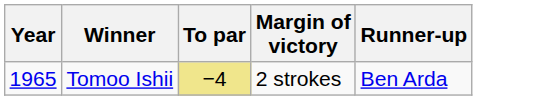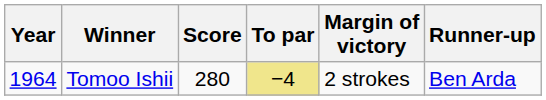+ column: (212, 33)
(33, 79) 1965 -> (33, 79) 1964
